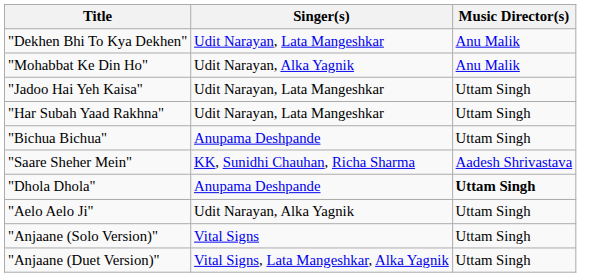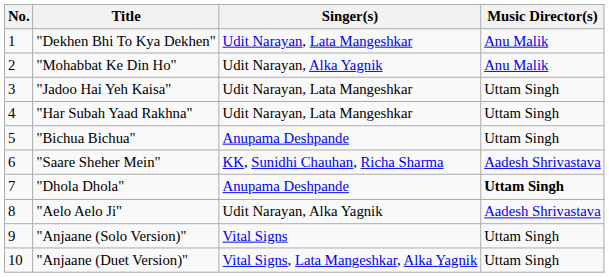+ column: (19, 16)
(493, 211) Uttam Singh -> (542, 211) Aadesh Shrivastava
